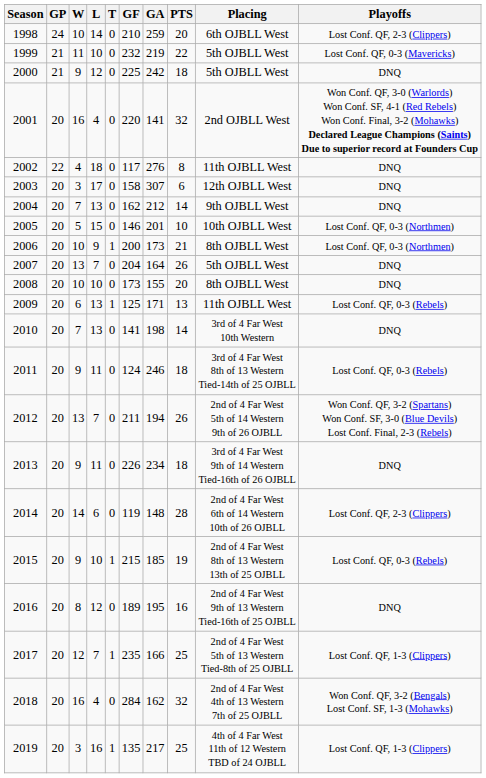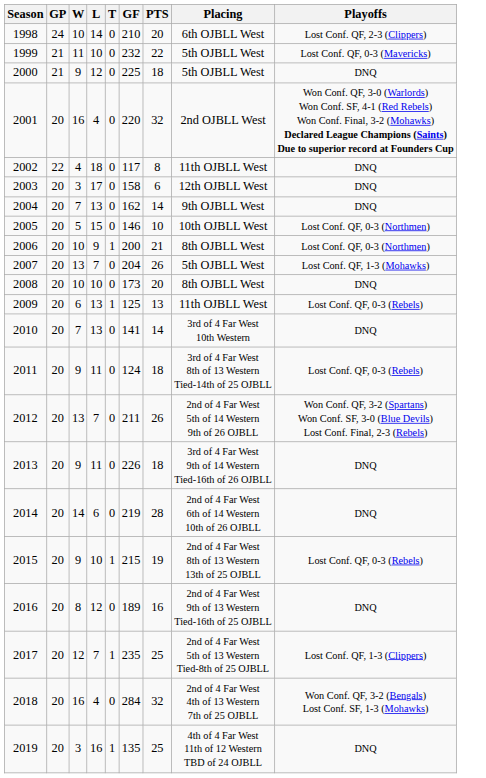- column: (155, 14)
(390, 265) DNQ -> (366, 265) Lost Conf. QF, 1-3 (Mohawks)
(131, 512) 119 -> (131, 512) 219
(390, 513) Lost Conf. QF, 2-3 (Clippers) -> (366, 513) DNQ
(390, 749) Lost Conf. QF, 1-3 (Clippers) -> (366, 749) DNQ
